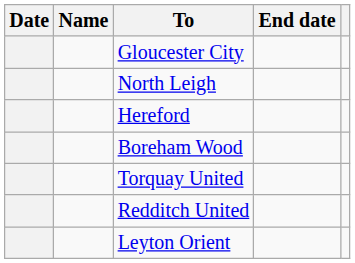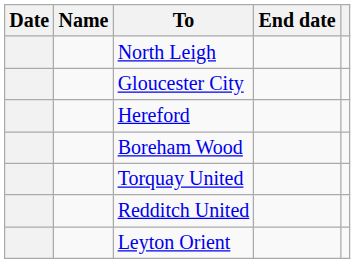rows swapped: (181, 52) <-> (167, 83)
